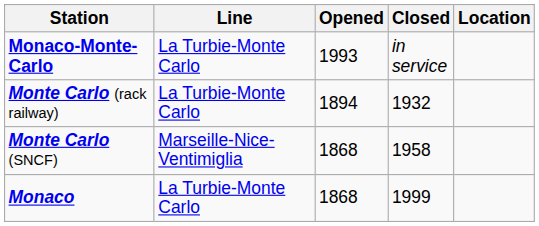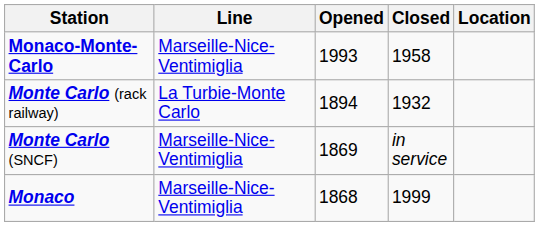(222, 55) La Turbie-Monte Carlo -> (216, 55) Marseille-Nice-Ventimiglia
(420, 55) in service -> (411, 55) 1958
(338, 150) 1868 -> (338, 150) 1869
(411, 150) 1958 -> (420, 150) in service
(222, 197) La Turbie-Monte Carlo -> (216, 197) Marseille-Nice-Ventimiglia
